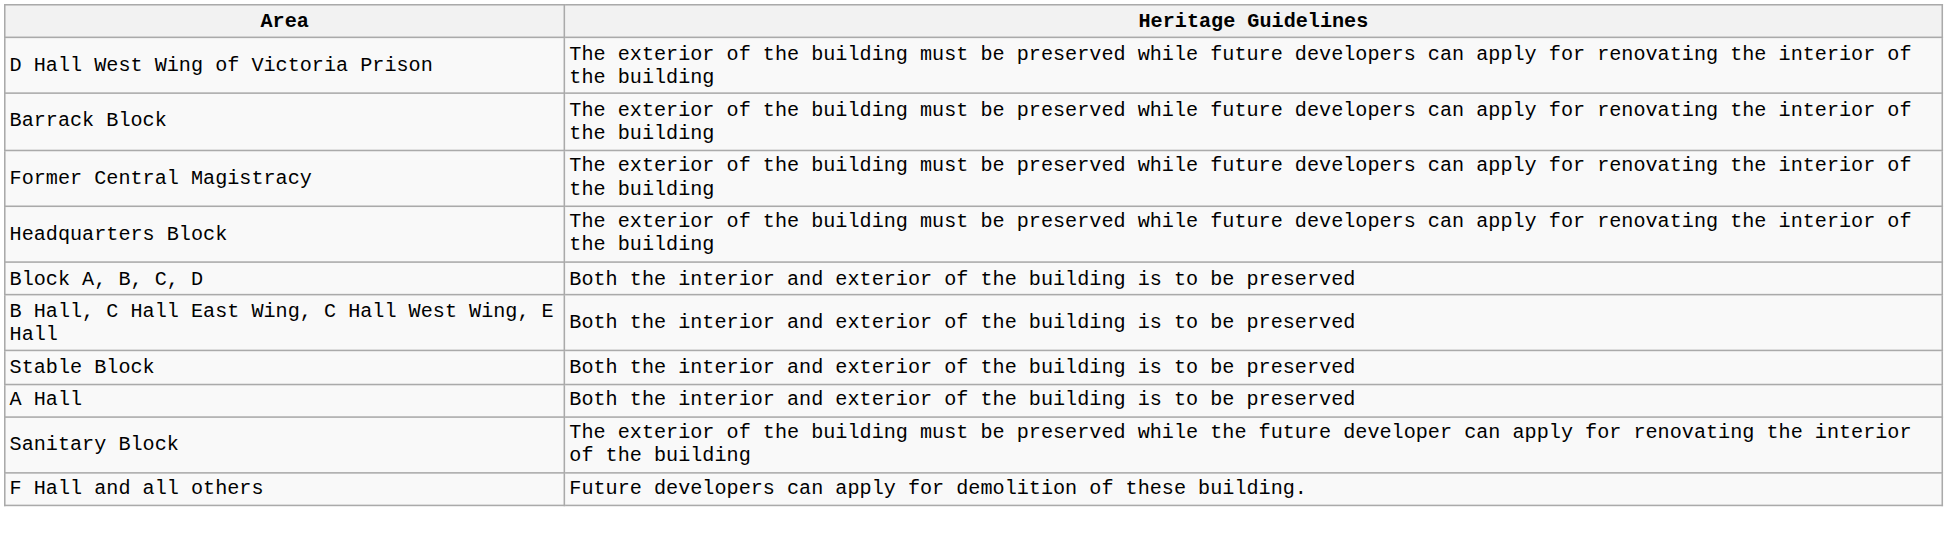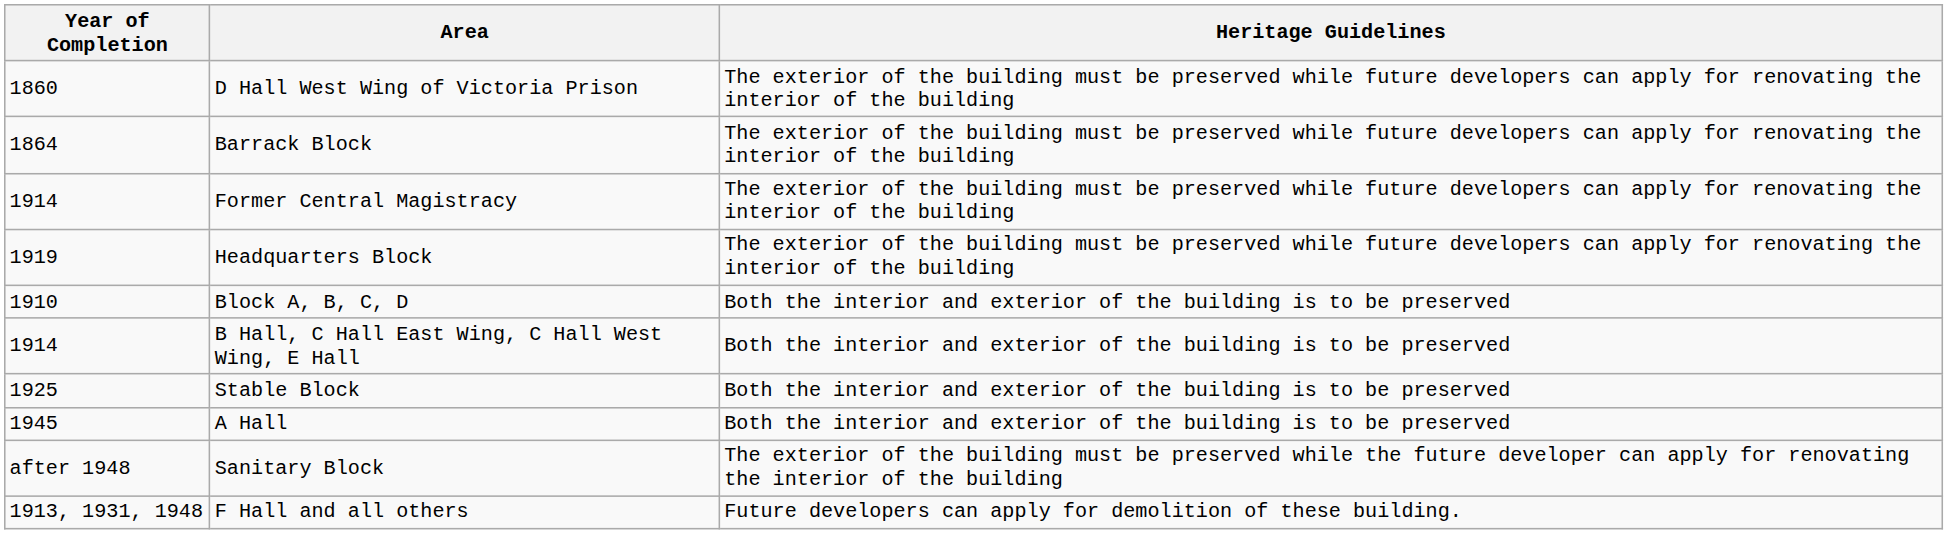+ column: (107, 33)
